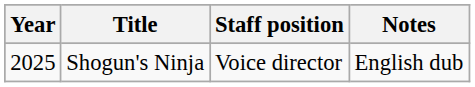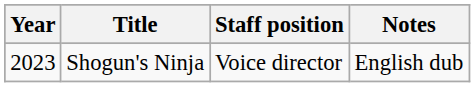(33, 62) 2025 -> (33, 62) 2023
